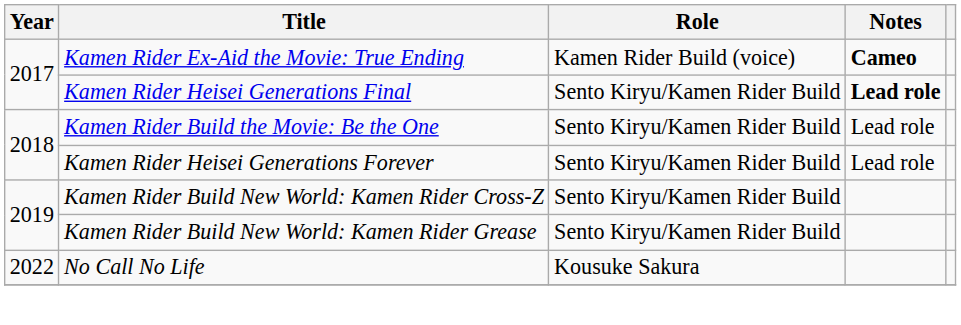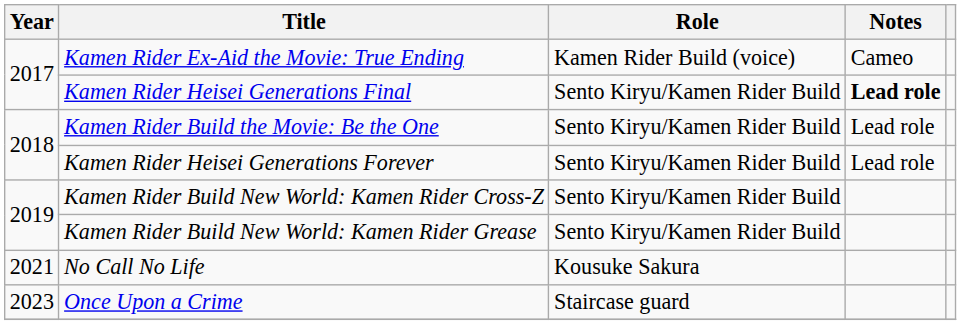(884, 57) bold -> (882, 57) normal
(32, 267) 2022 -> (32, 267) 2021
+ row: (153, 302)
